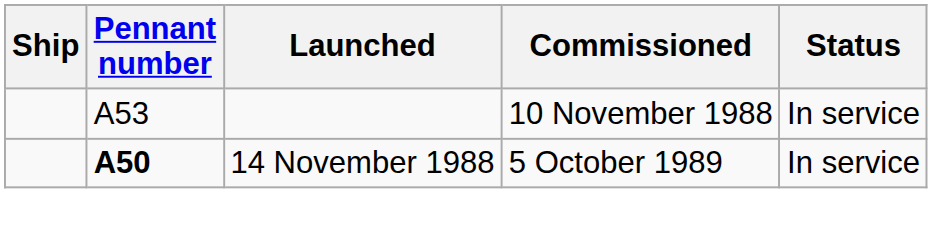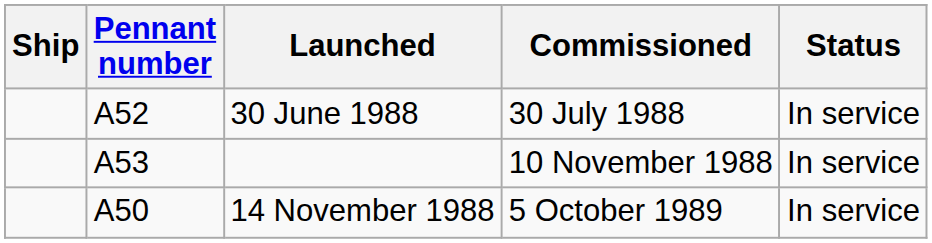+ row: (325, 113)
(122, 162) bold -> (121, 211) normal
